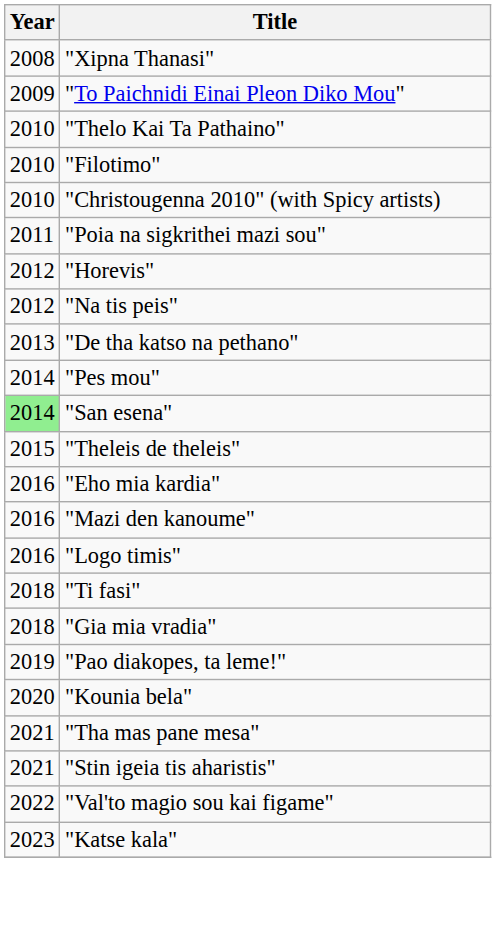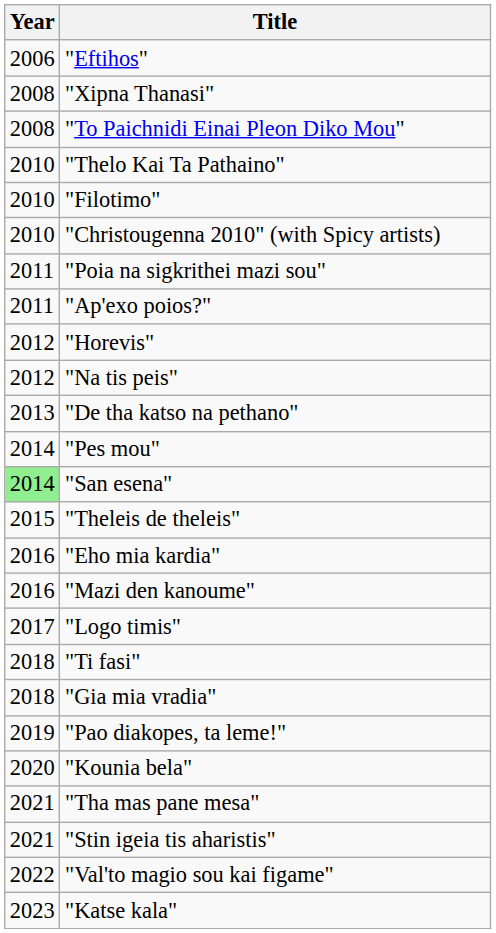+ row: (106, 57)
(32, 93) 2009 -> (32, 128) 2008
+ row: (138, 306)
(32, 555) 2016 -> (32, 626) 2017
